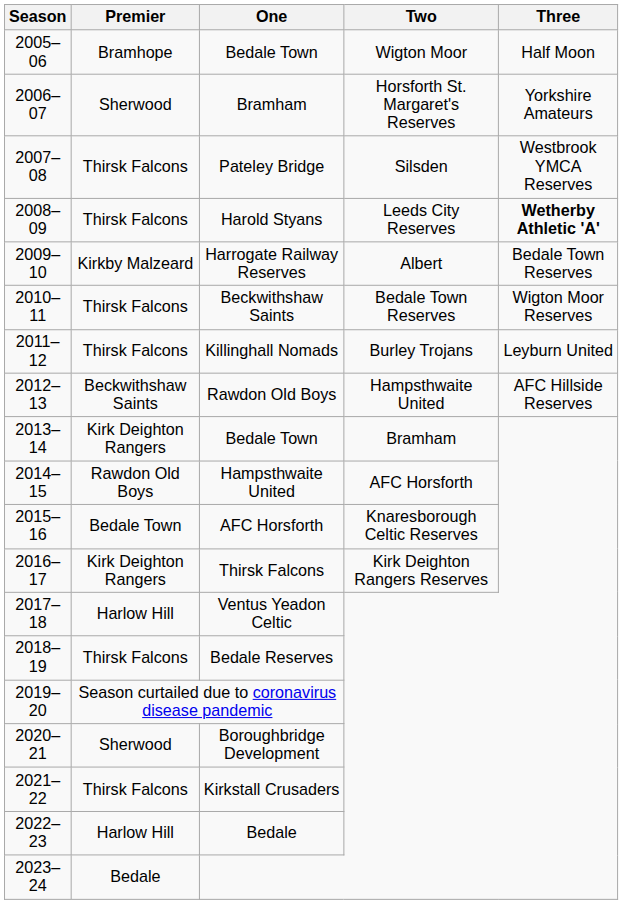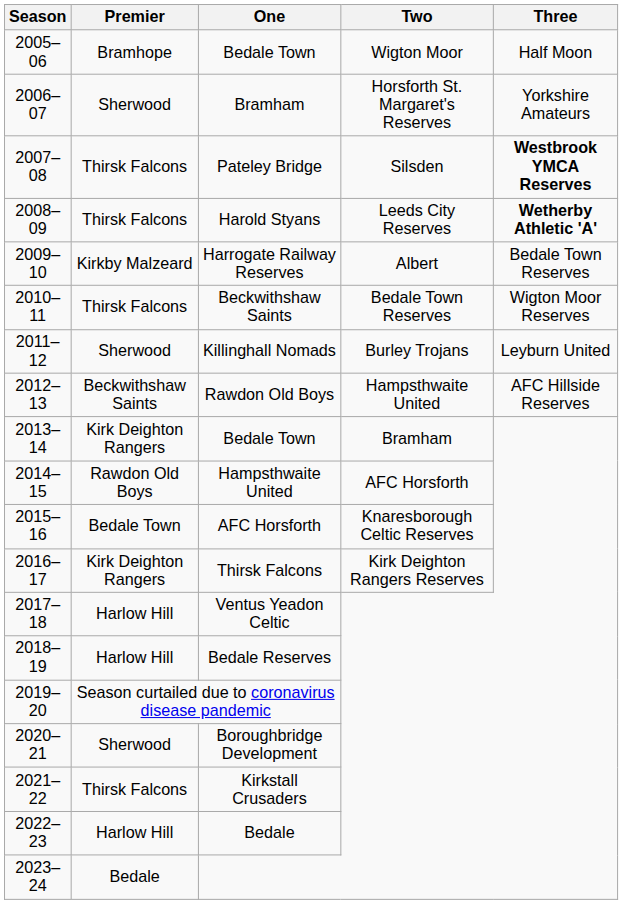(558, 166) normal -> (555, 166) bold
(135, 351) Thirsk Falcons -> (135, 351) Sherwood
(135, 657) Thirsk Falcons -> (135, 657) Harlow Hill
